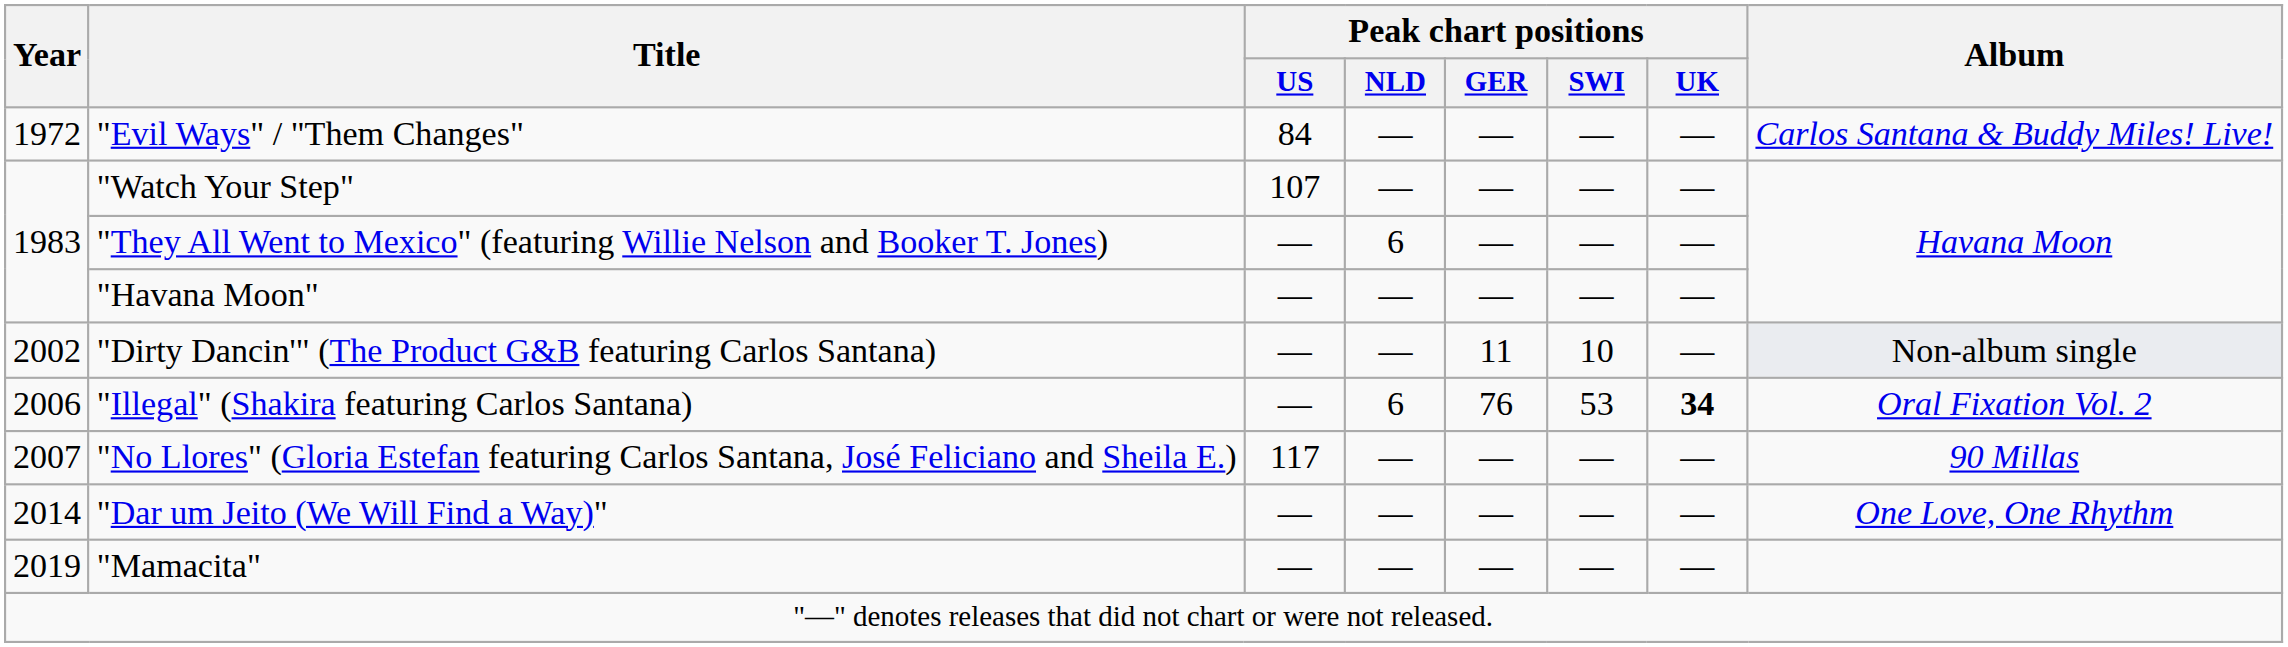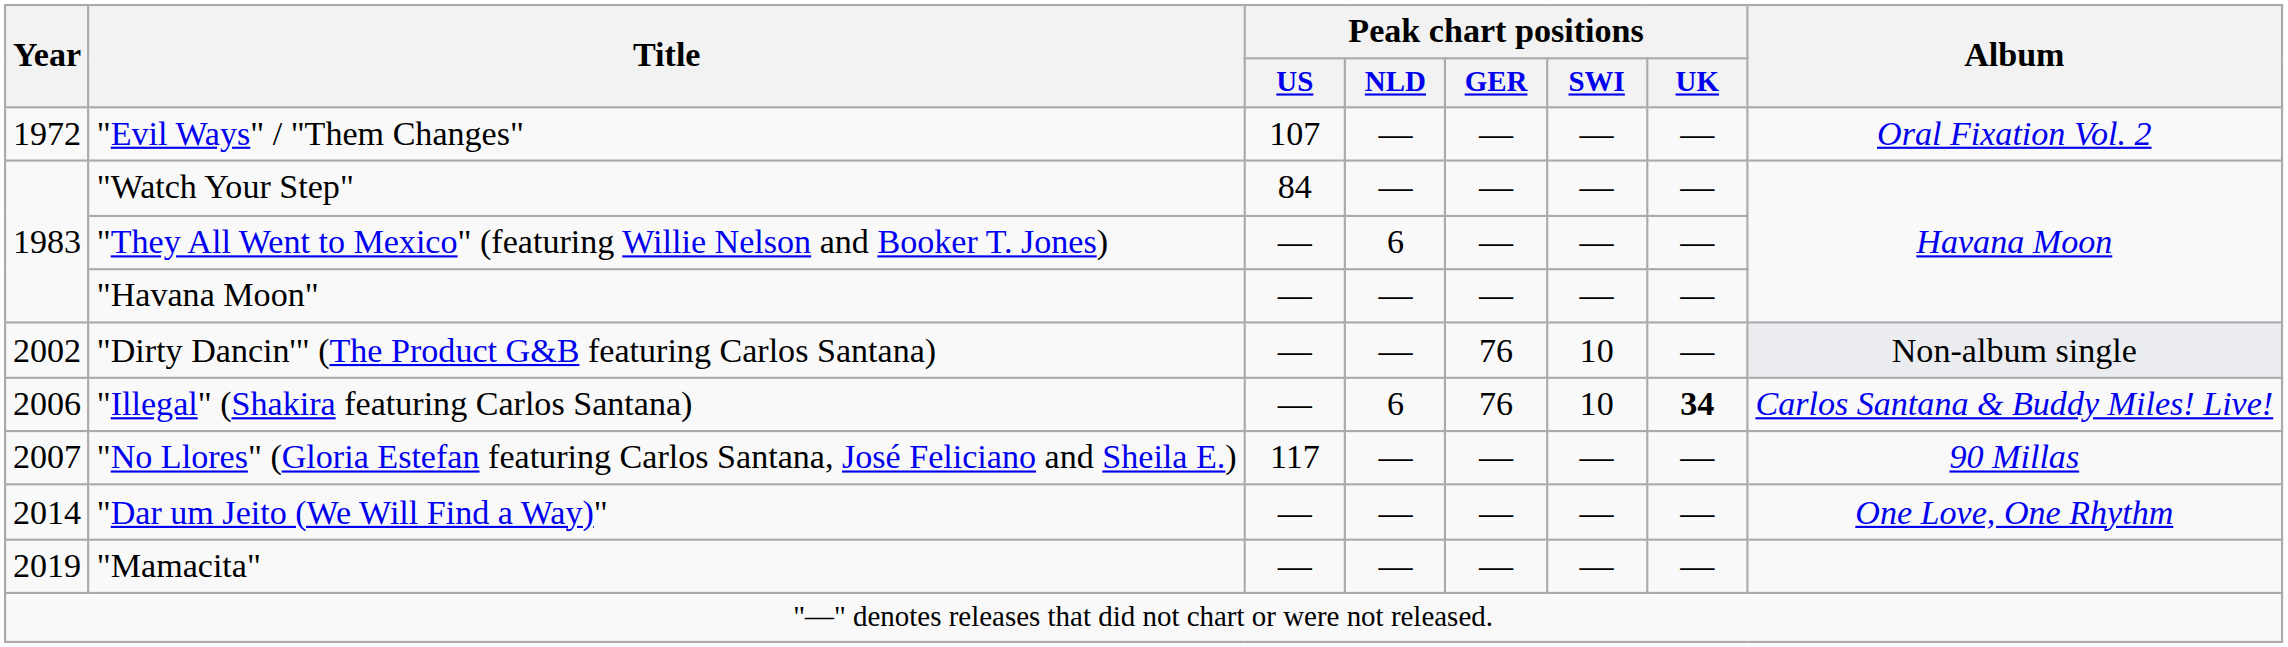(1295, 133) 84 -> (1295, 133) 107
(2014, 133) Carlos Santana & Buddy Miles! Live! -> (2014, 133) Oral Fixation Vol. 2
(1295, 187) 107 -> (1295, 187) 84
(1496, 349) 11 -> (1496, 349) 76
(1597, 403) 53 -> (1597, 403) 10
(2014, 403) Oral Fixation Vol. 2 -> (2014, 403) Carlos Santana & Buddy Miles! Live!
